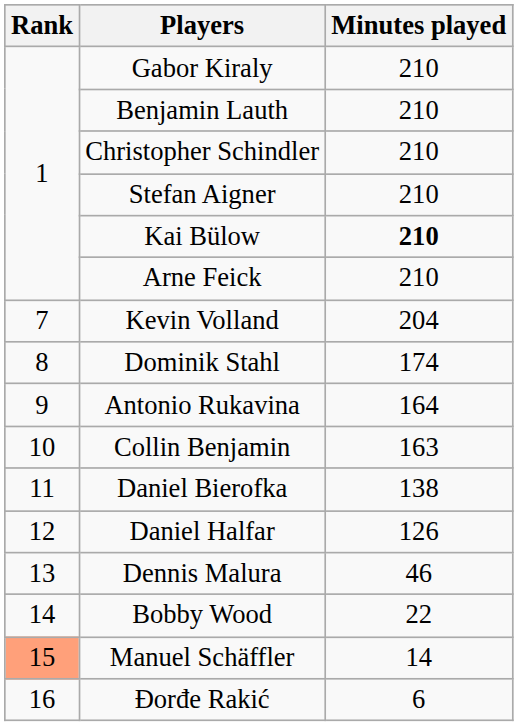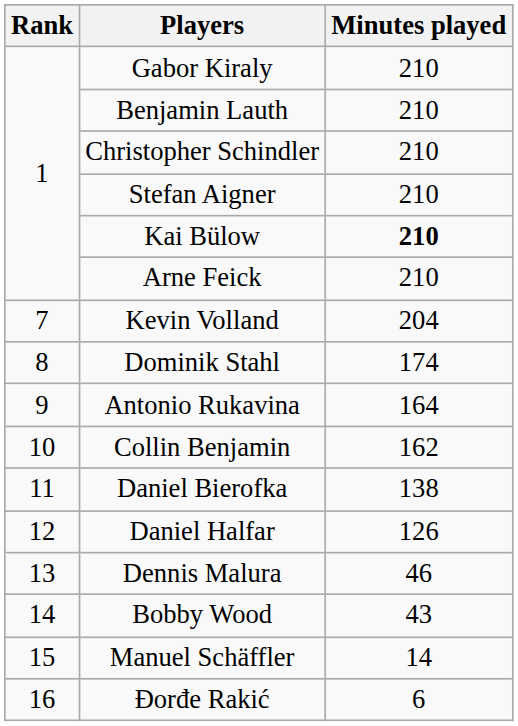(419, 446) 163 -> (419, 446) 162
(419, 615) 22 -> (419, 615) 43
(42, 657) lightsalmon background -> (42, 657) no background
